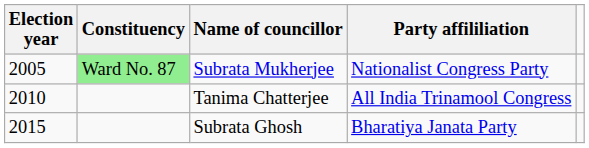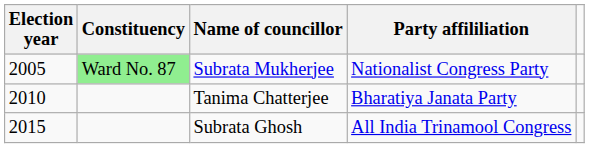(461, 98) All India Trinamool Congress -> (434, 98) Bharatiya Janata Party
(434, 127) Bharatiya Janata Party -> (461, 127) All India Trinamool Congress
